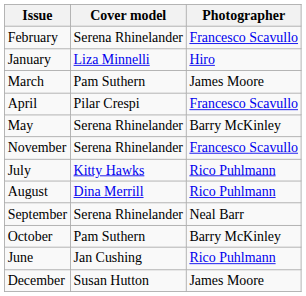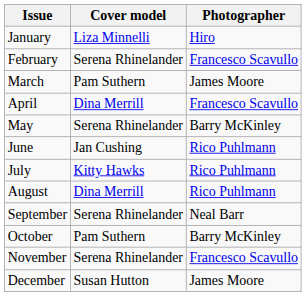rows swapped: (29, 59) <-> (33, 37)
(107, 103) Pilar Crespi -> (109, 103) Dina Merrill
rows swapped: (20, 258) <-> (37, 147)
